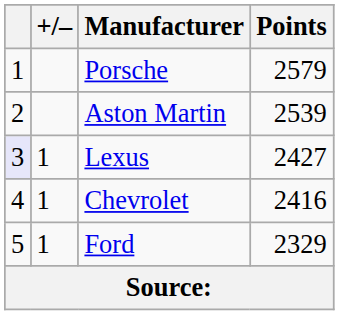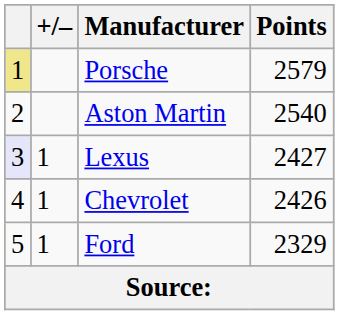(18, 70) no background -> (18, 70) khaki background
(300, 113) 2539 -> (300, 113) 2540
(300, 200) 2416 -> (300, 200) 2426
